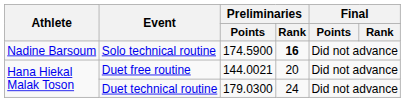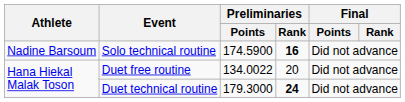(248, 70) 144.0021 -> (248, 70) 134.0022
(248, 89) 179.0300 -> (248, 89) 179.3000
(292, 89) normal -> (292, 89) bold
